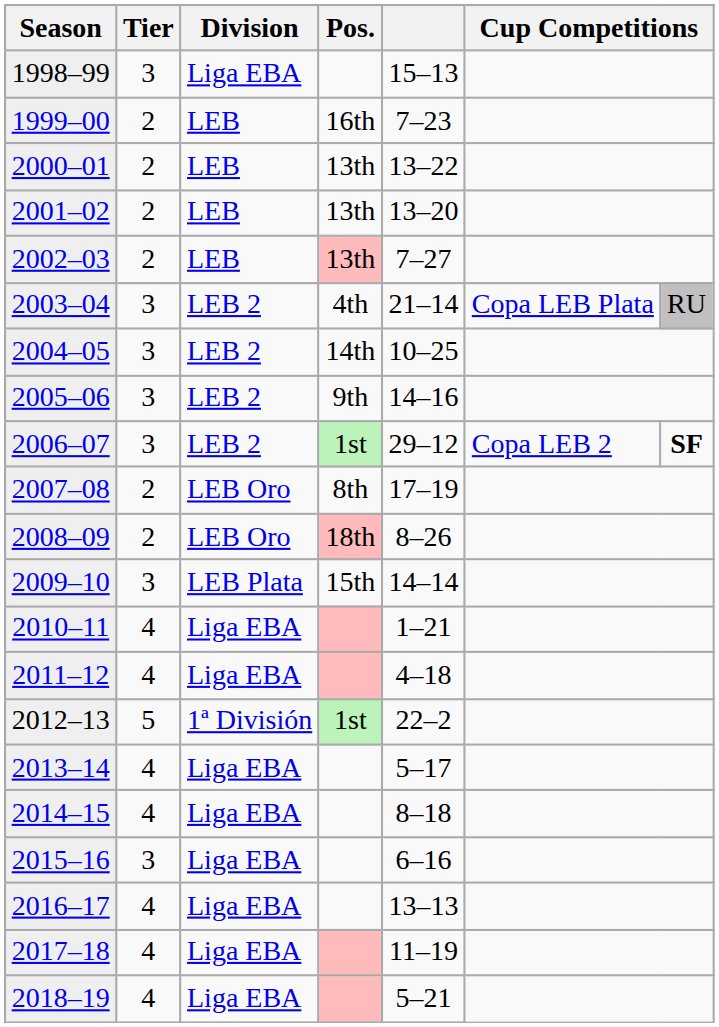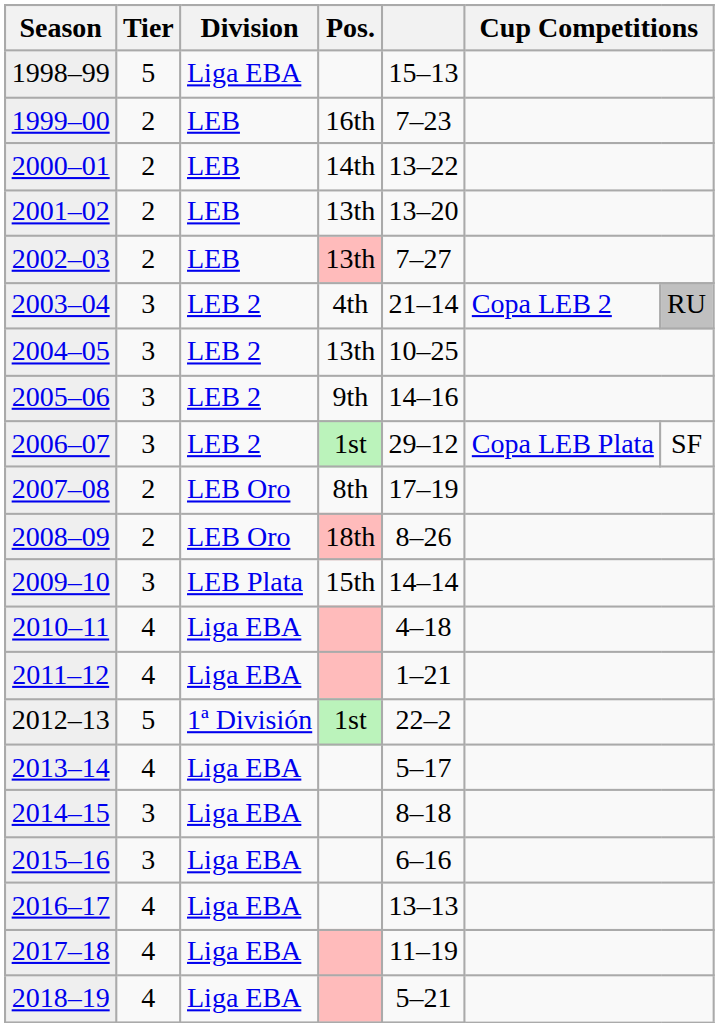(148, 73) 3 -> (148, 73) 5
(350, 165) 13th -> (350, 165) 14th
(563, 304) Copa LEB Plata -> (542, 304) Copa LEB 2
(350, 350) 14th -> (350, 350) 13th
(542, 443) Copa LEB 2 -> (563, 443) Copa LEB Plata
(687, 443) bold -> (687, 443) normal
(424, 628) 1–21 -> (424, 628) 4–18
(424, 674) 4–18 -> (424, 674) 1–21
(148, 812) 4 -> (148, 812) 3
